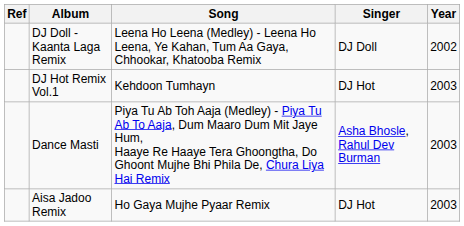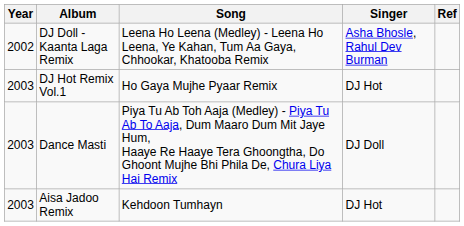columns swapped: (444, 14) <-> (17, 14)
(357, 46) DJ Doll -> (381, 46) Asha Bhosle, Rahul Dev Burman
(165, 85) Kehdoon Tumhayn -> (200, 85) Ho Gaya Mujhe Pyaar Remix
(374, 145) Asha Bhosle, Rahul Dev Burman -> (365, 145) DJ Doll
(192, 204) Ho Gaya Mujhe Pyaar Remix -> (172, 204) Kehdoon Tumhayn
